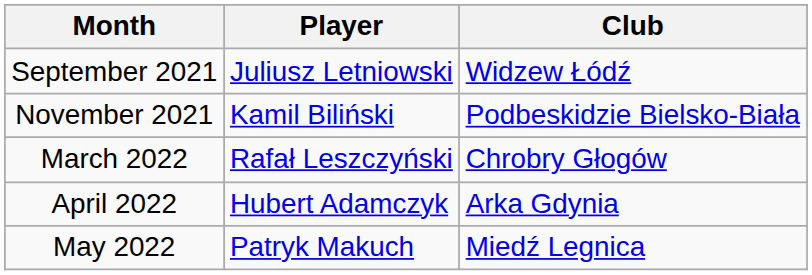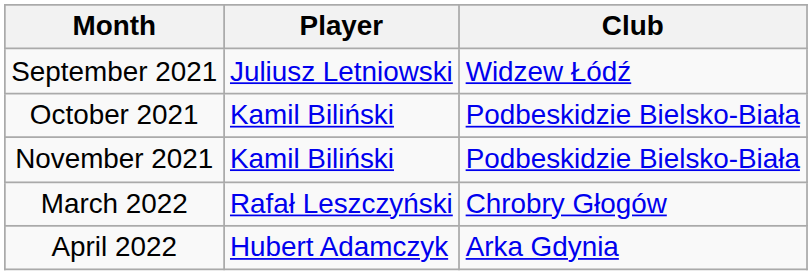+ row: (114, 114)
- row: (114, 247)
